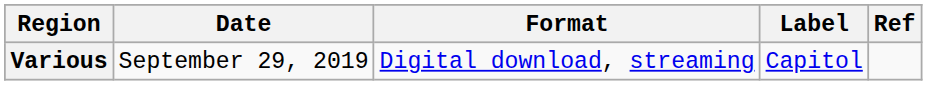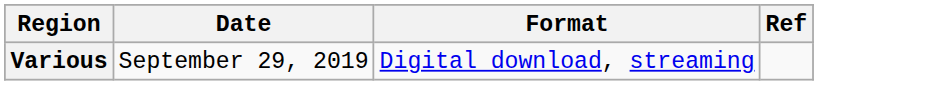- column: (814, 24)
